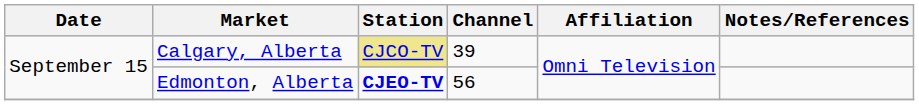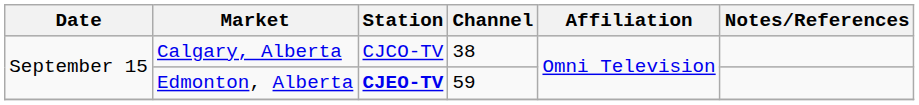(403, 52) khaki background -> (403, 52) no background
(464, 52) 39 -> (464, 52) 38
(464, 83) 56 -> (464, 83) 59
